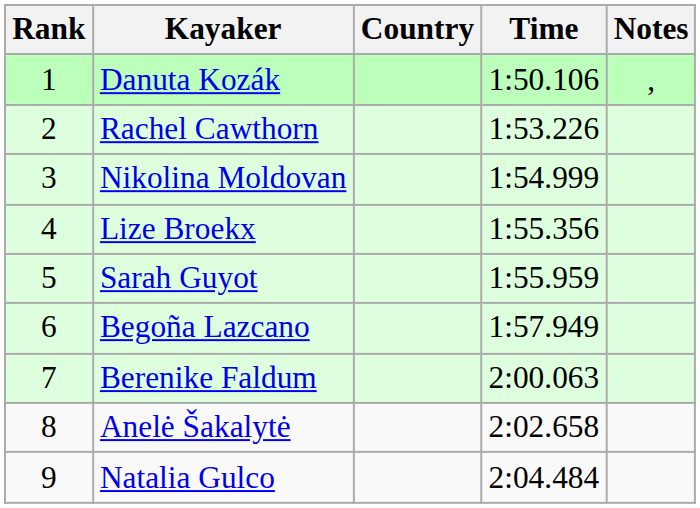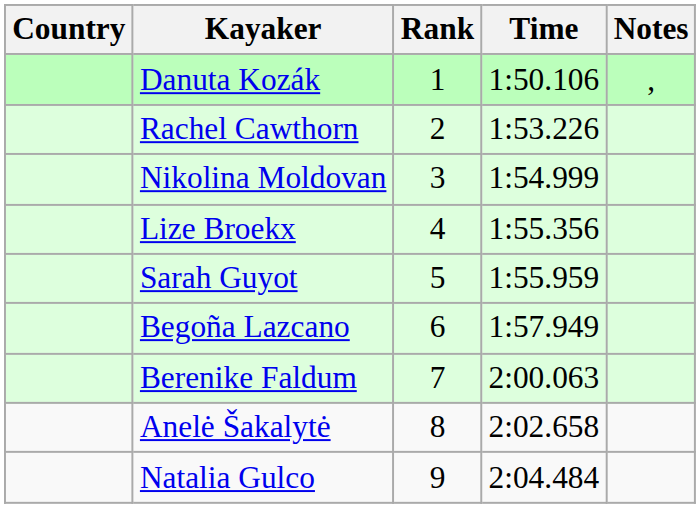columns swapped: (49, 29) <-> (417, 29)
